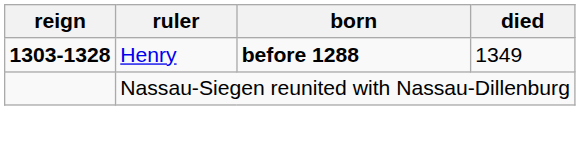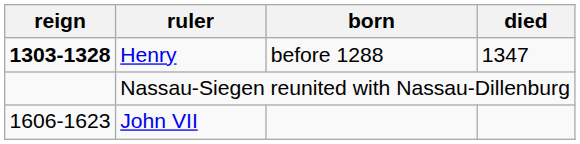(300, 54) bold -> (327, 54) normal
(499, 54) 1349 -> (505, 54) 1347
+ row: (159, 121)
